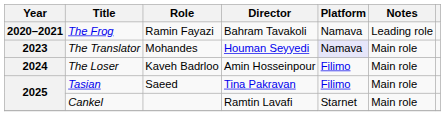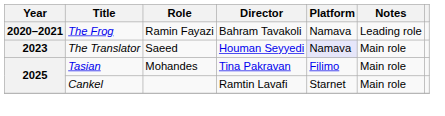(171, 48) Mohandes -> (162, 48) Saeed
- row: (93, 66)
(162, 84) Saeed -> (171, 66) Mohandes
